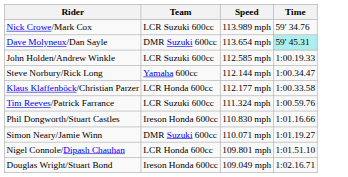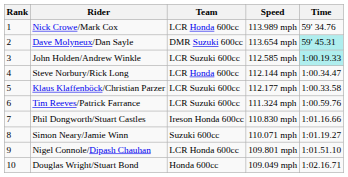+ column: (17, 12)
(179, 27) LCR Suzuki 600cc -> (204, 27) LCR Honda 600cc
(295, 58) no background -> (321, 58) paleturquoise background
(171, 73) Yamaha 600cc -> (204, 73) LCR Honda 600cc
(178, 88) LCR Honda 600cc -> (205, 88) LCR Suzuki 600cc
(180, 134) DMR Suzuki 600cc -> (194, 134) Suzuki 600cc
(181, 165) Ireson Honda 600cc -> (194, 165) Honda 600cc
